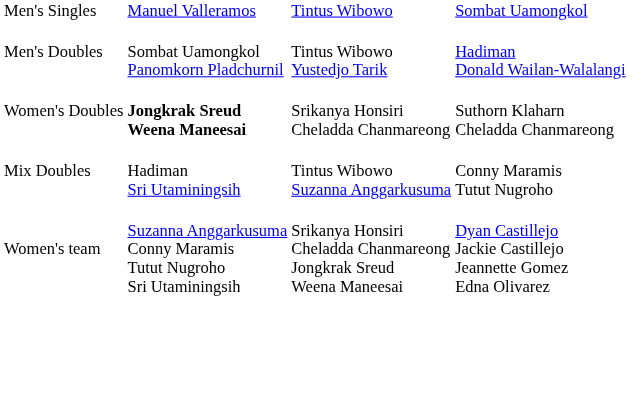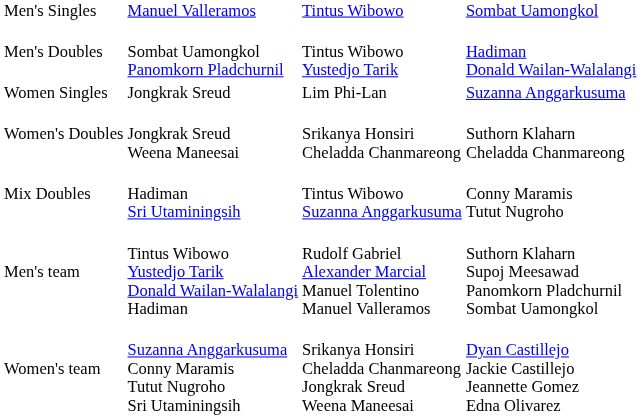+ row: (56, 92)
(187, 120) bold -> (183, 143) normal
+ row: (42, 271)
